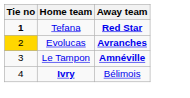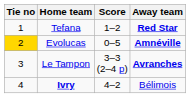+ column: (112, 12)
(21, 27) bold -> (21, 27) normal
(122, 43) Avranches -> (158, 43) Amnéville
(122, 58) Amnéville -> (158, 64) Avranches
